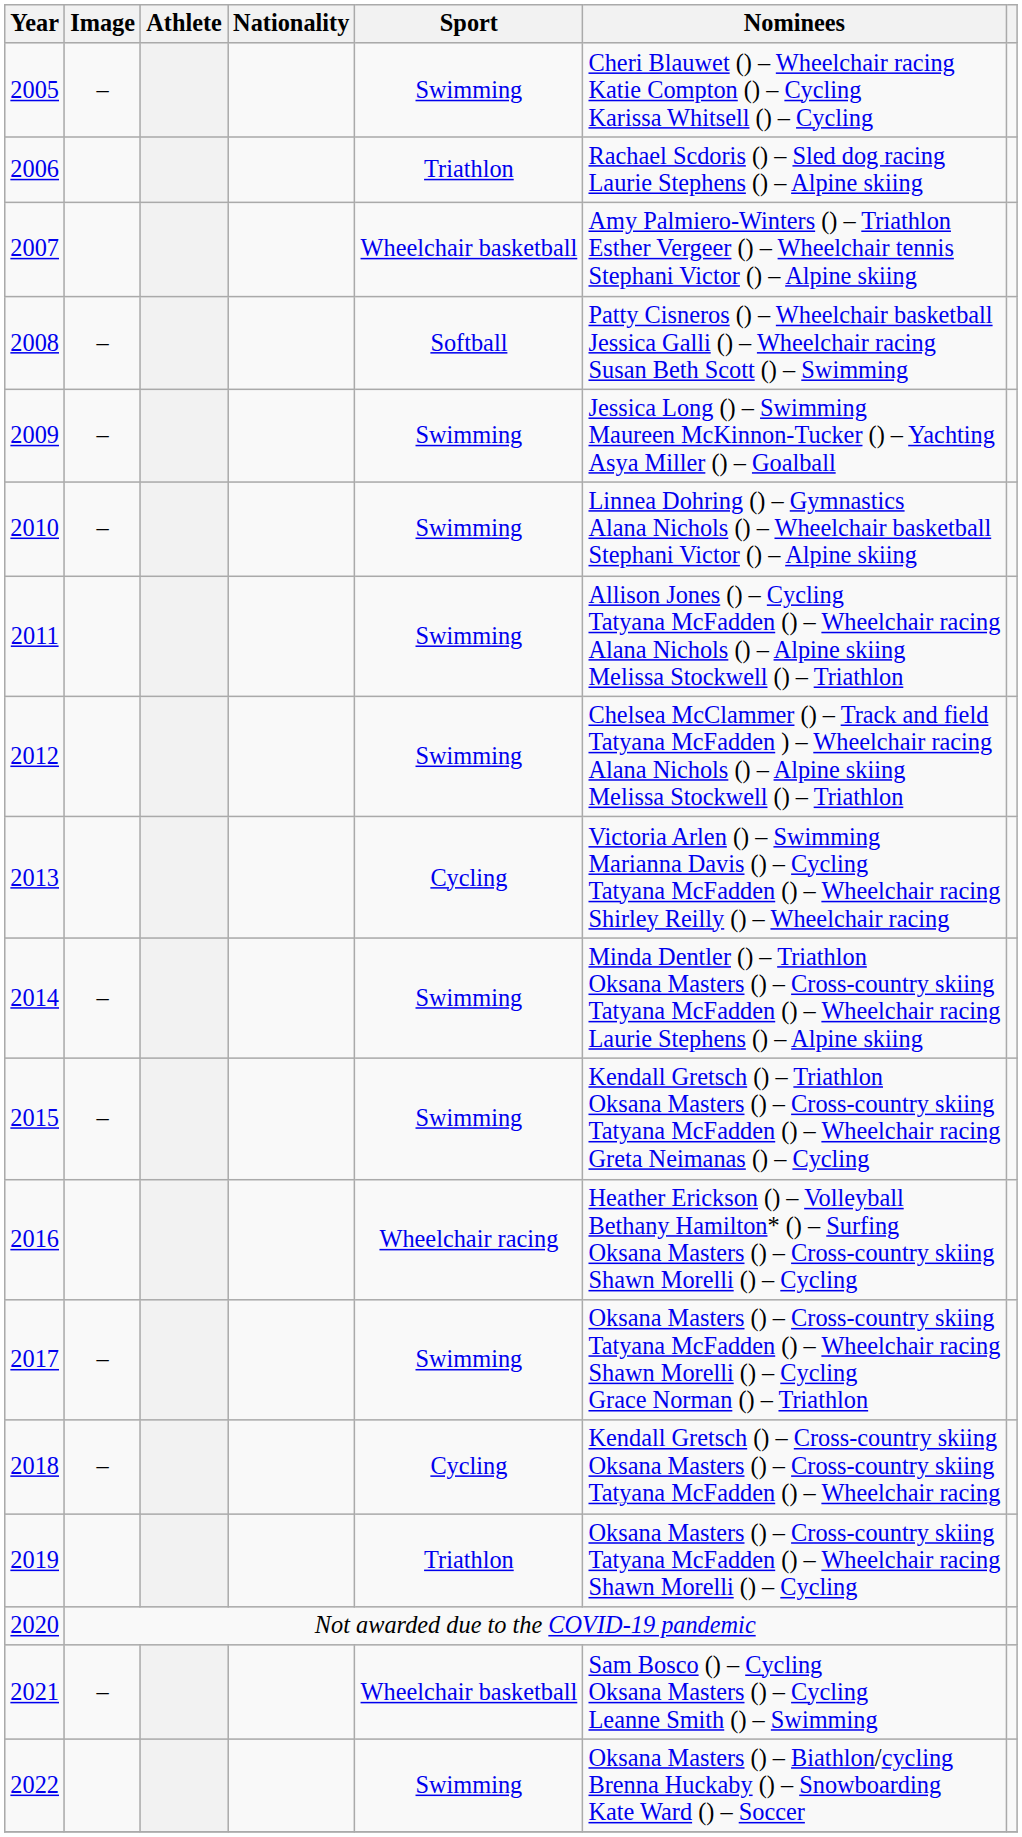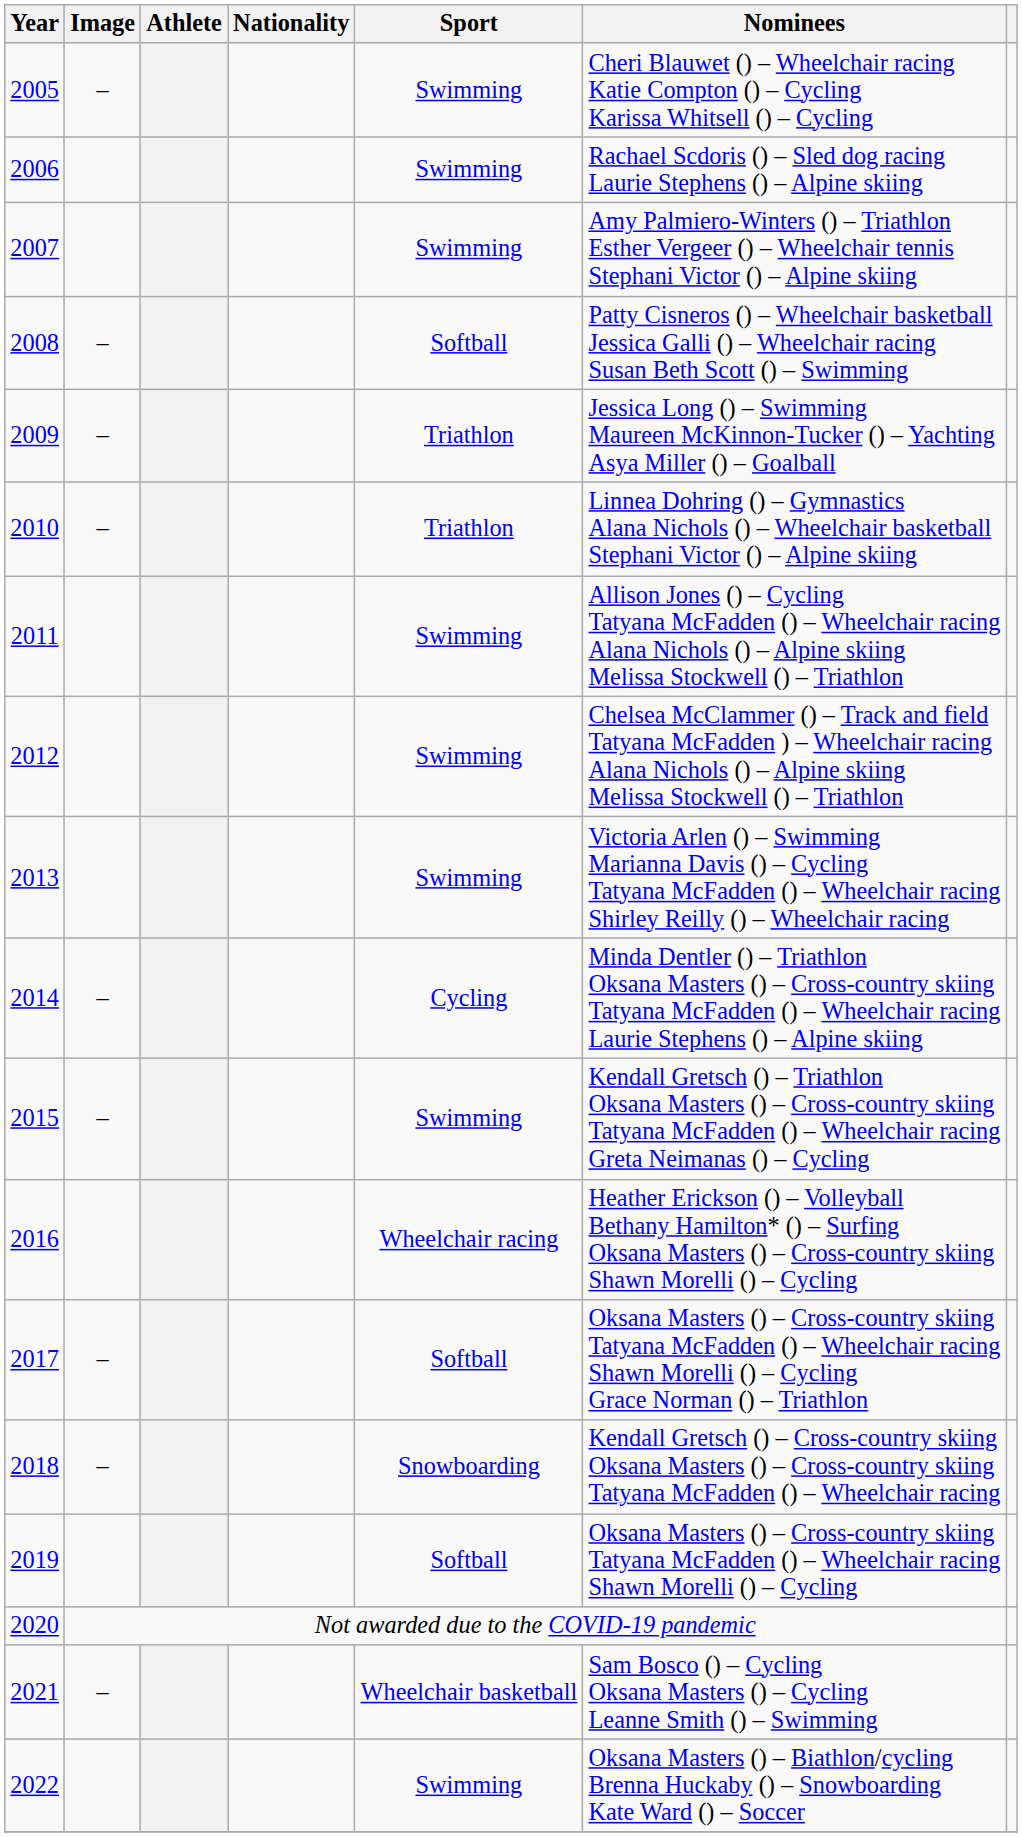(469, 169) Triathlon -> (469, 169) Swimming
(469, 248) Wheelchair basketball -> (469, 248) Swimming
(469, 435) Swimming -> (469, 435) Triathlon
(469, 528) Swimming -> (469, 528) Triathlon
(469, 877) Cycling -> (469, 877) Swimming
(469, 997) Swimming -> (469, 997) Cycling
(469, 1359) Swimming -> (469, 1359) Softball
(469, 1466) Cycling -> (469, 1466) Snowboarding
(469, 1559) Triathlon -> (469, 1559) Softball
